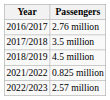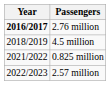(27, 27) normal -> (27, 27) bold
- row: (73, 42)
